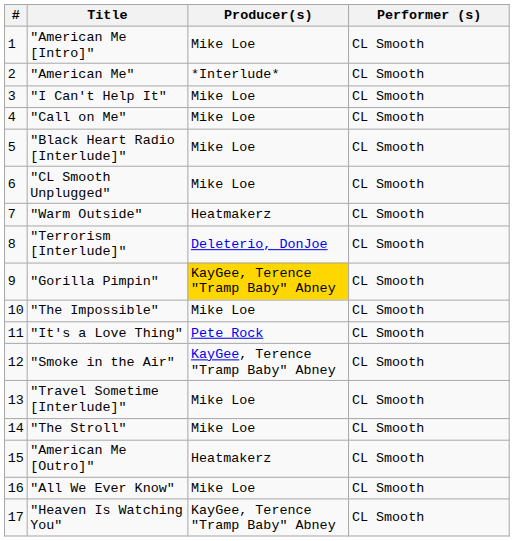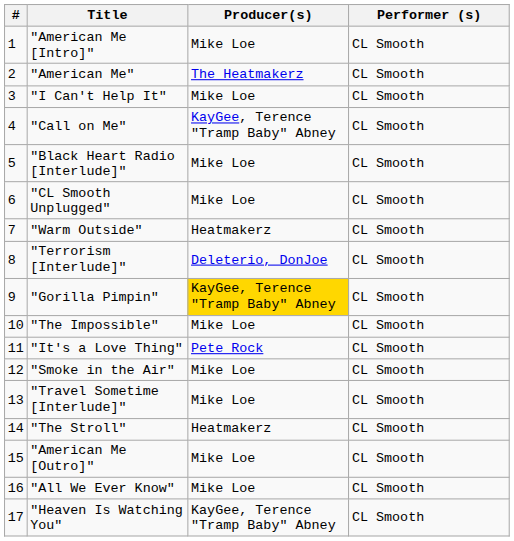(235, 75) *Interlude* -> (247, 75) The Heatmakerz
(223, 118) Mike Loe -> (263, 126) KayGee, Terence "Tramp Baby" Abney
(263, 362) KayGee, Terence "Tramp Baby" Abney -> (223, 370) Mike Loe
(223, 429) Mike Loe -> (231, 429) Heatmakerz
(231, 459) Heatmakerz -> (223, 459) Mike Loe
